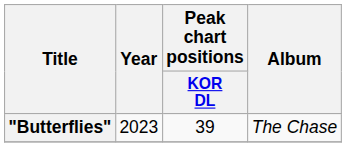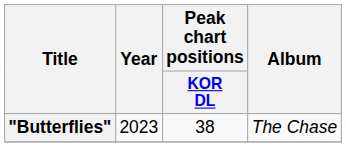(205, 127) 39 -> (205, 127) 38
